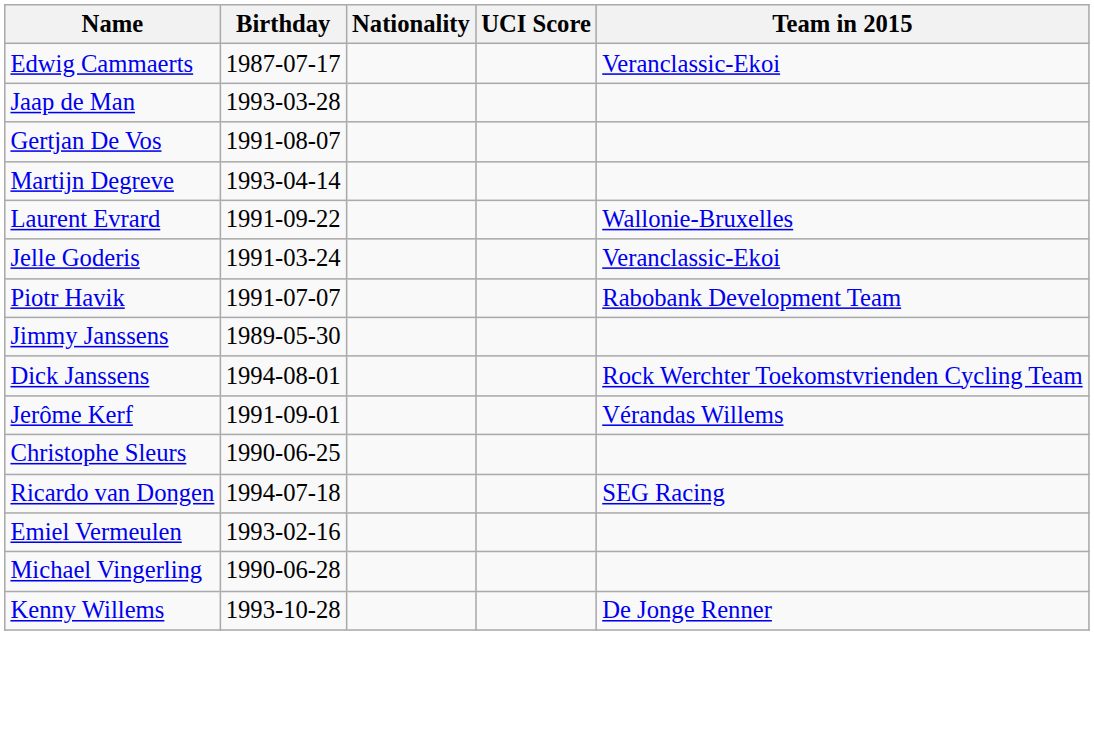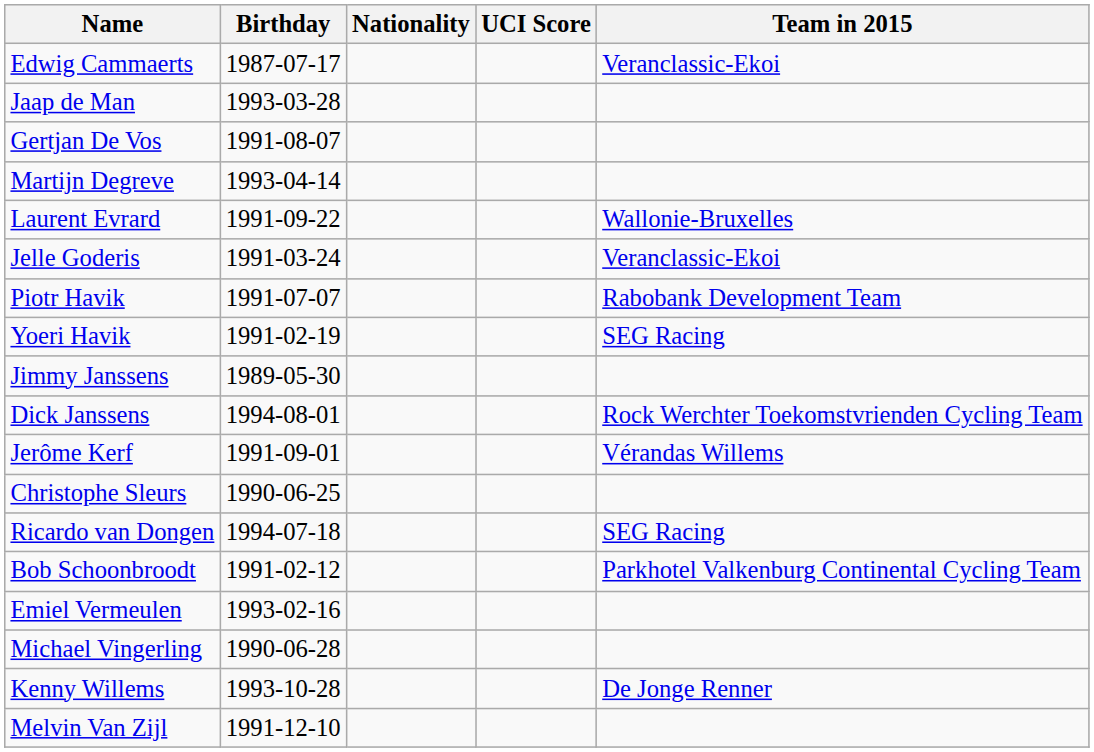+ row: (70, 336)
+ row: (103, 571)
+ row: (89, 727)
